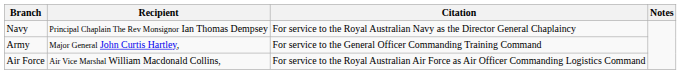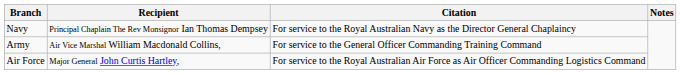(114, 45) Major General John Curtis Hartley, -> (135, 45) Air Vice Marshal William Macdonald Collins,
(135, 61) Air Vice Marshal William Macdonald Collins, -> (114, 61) Major General John Curtis Hartley,
